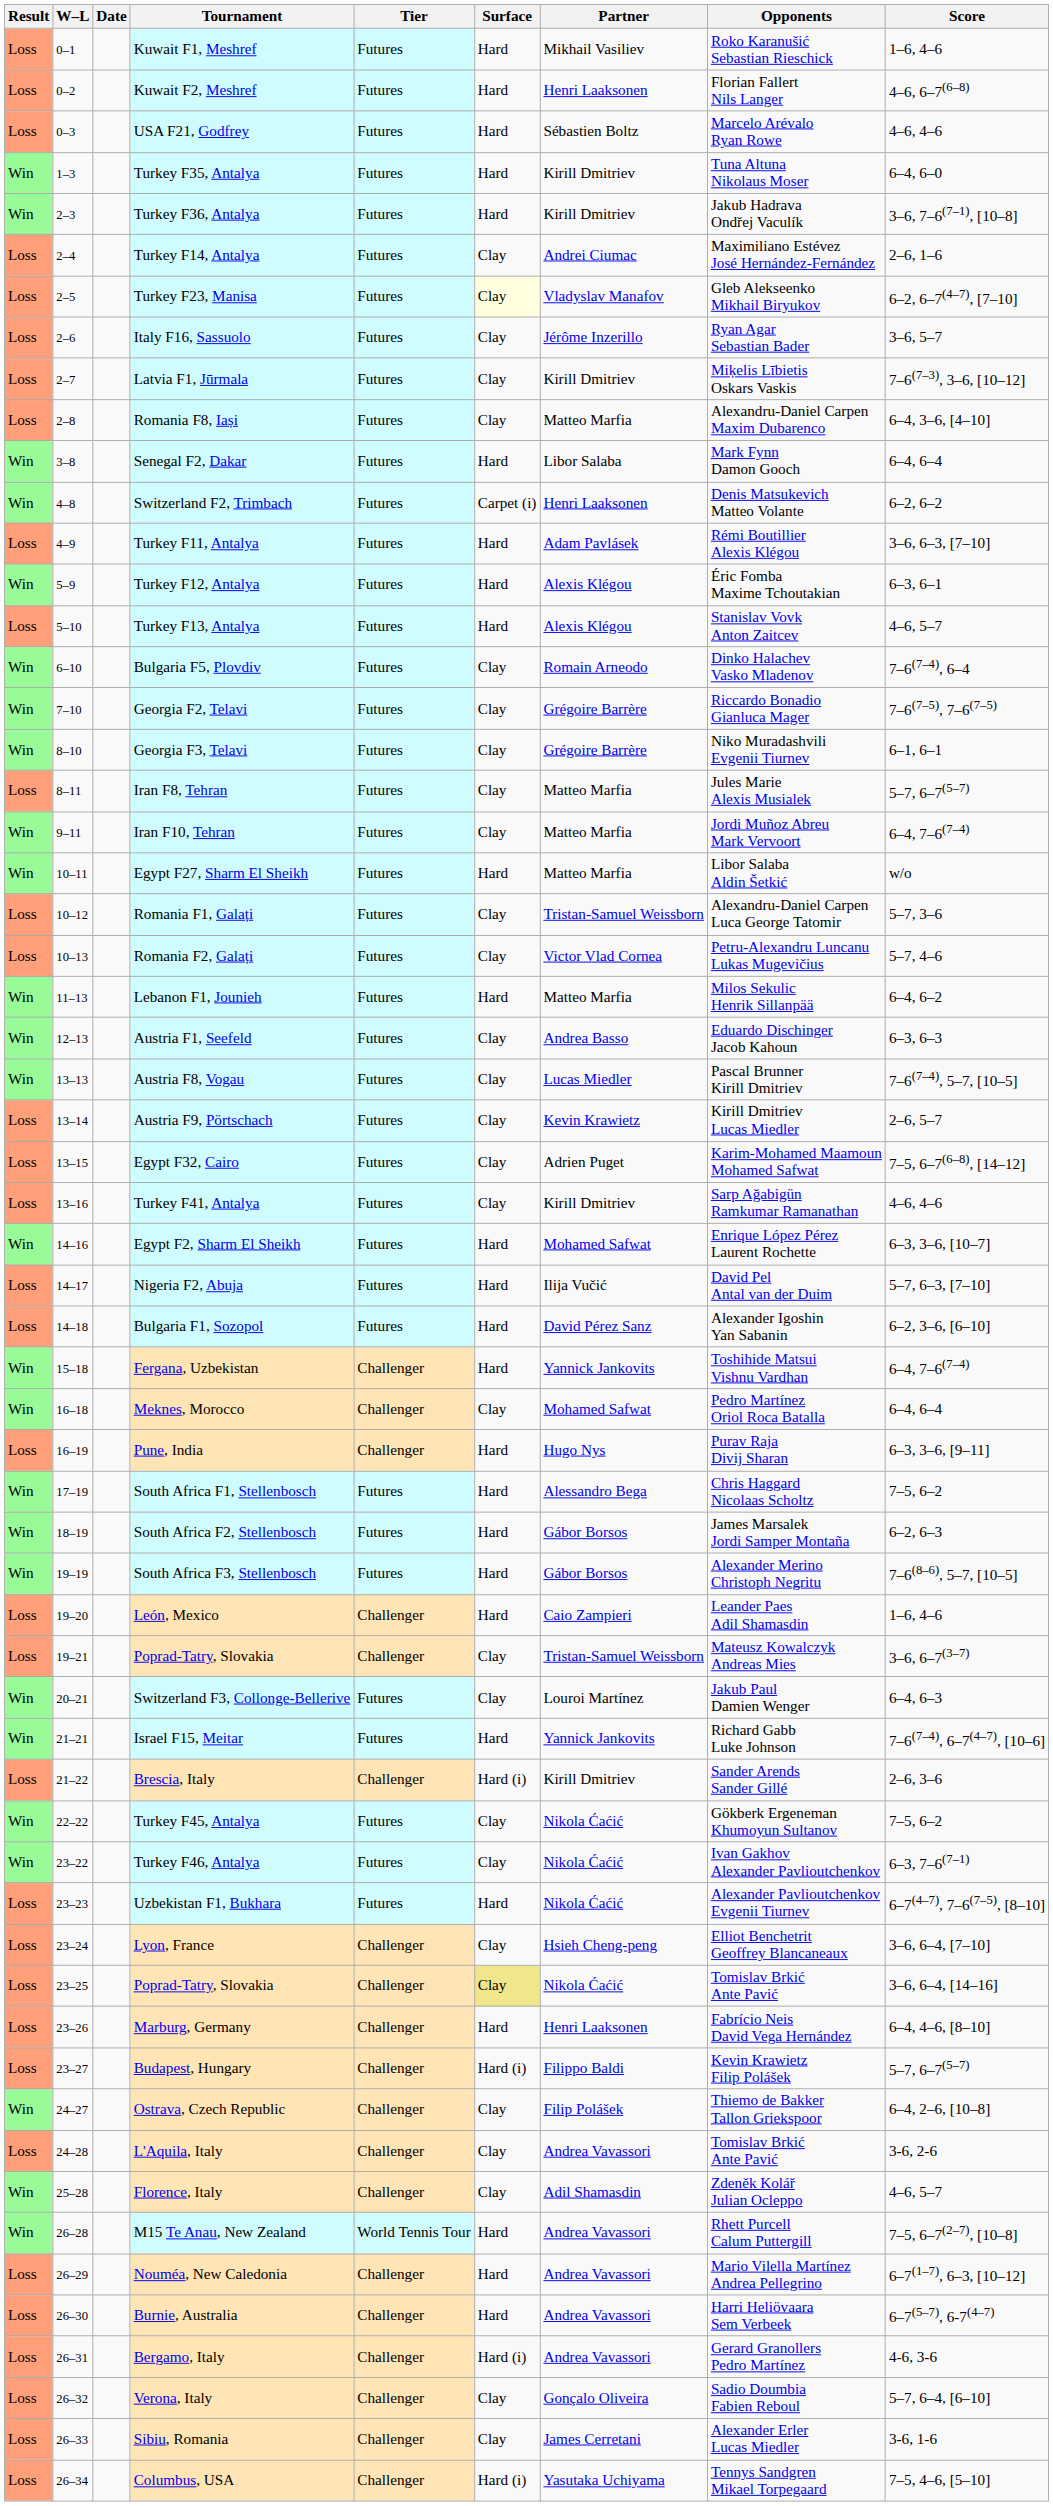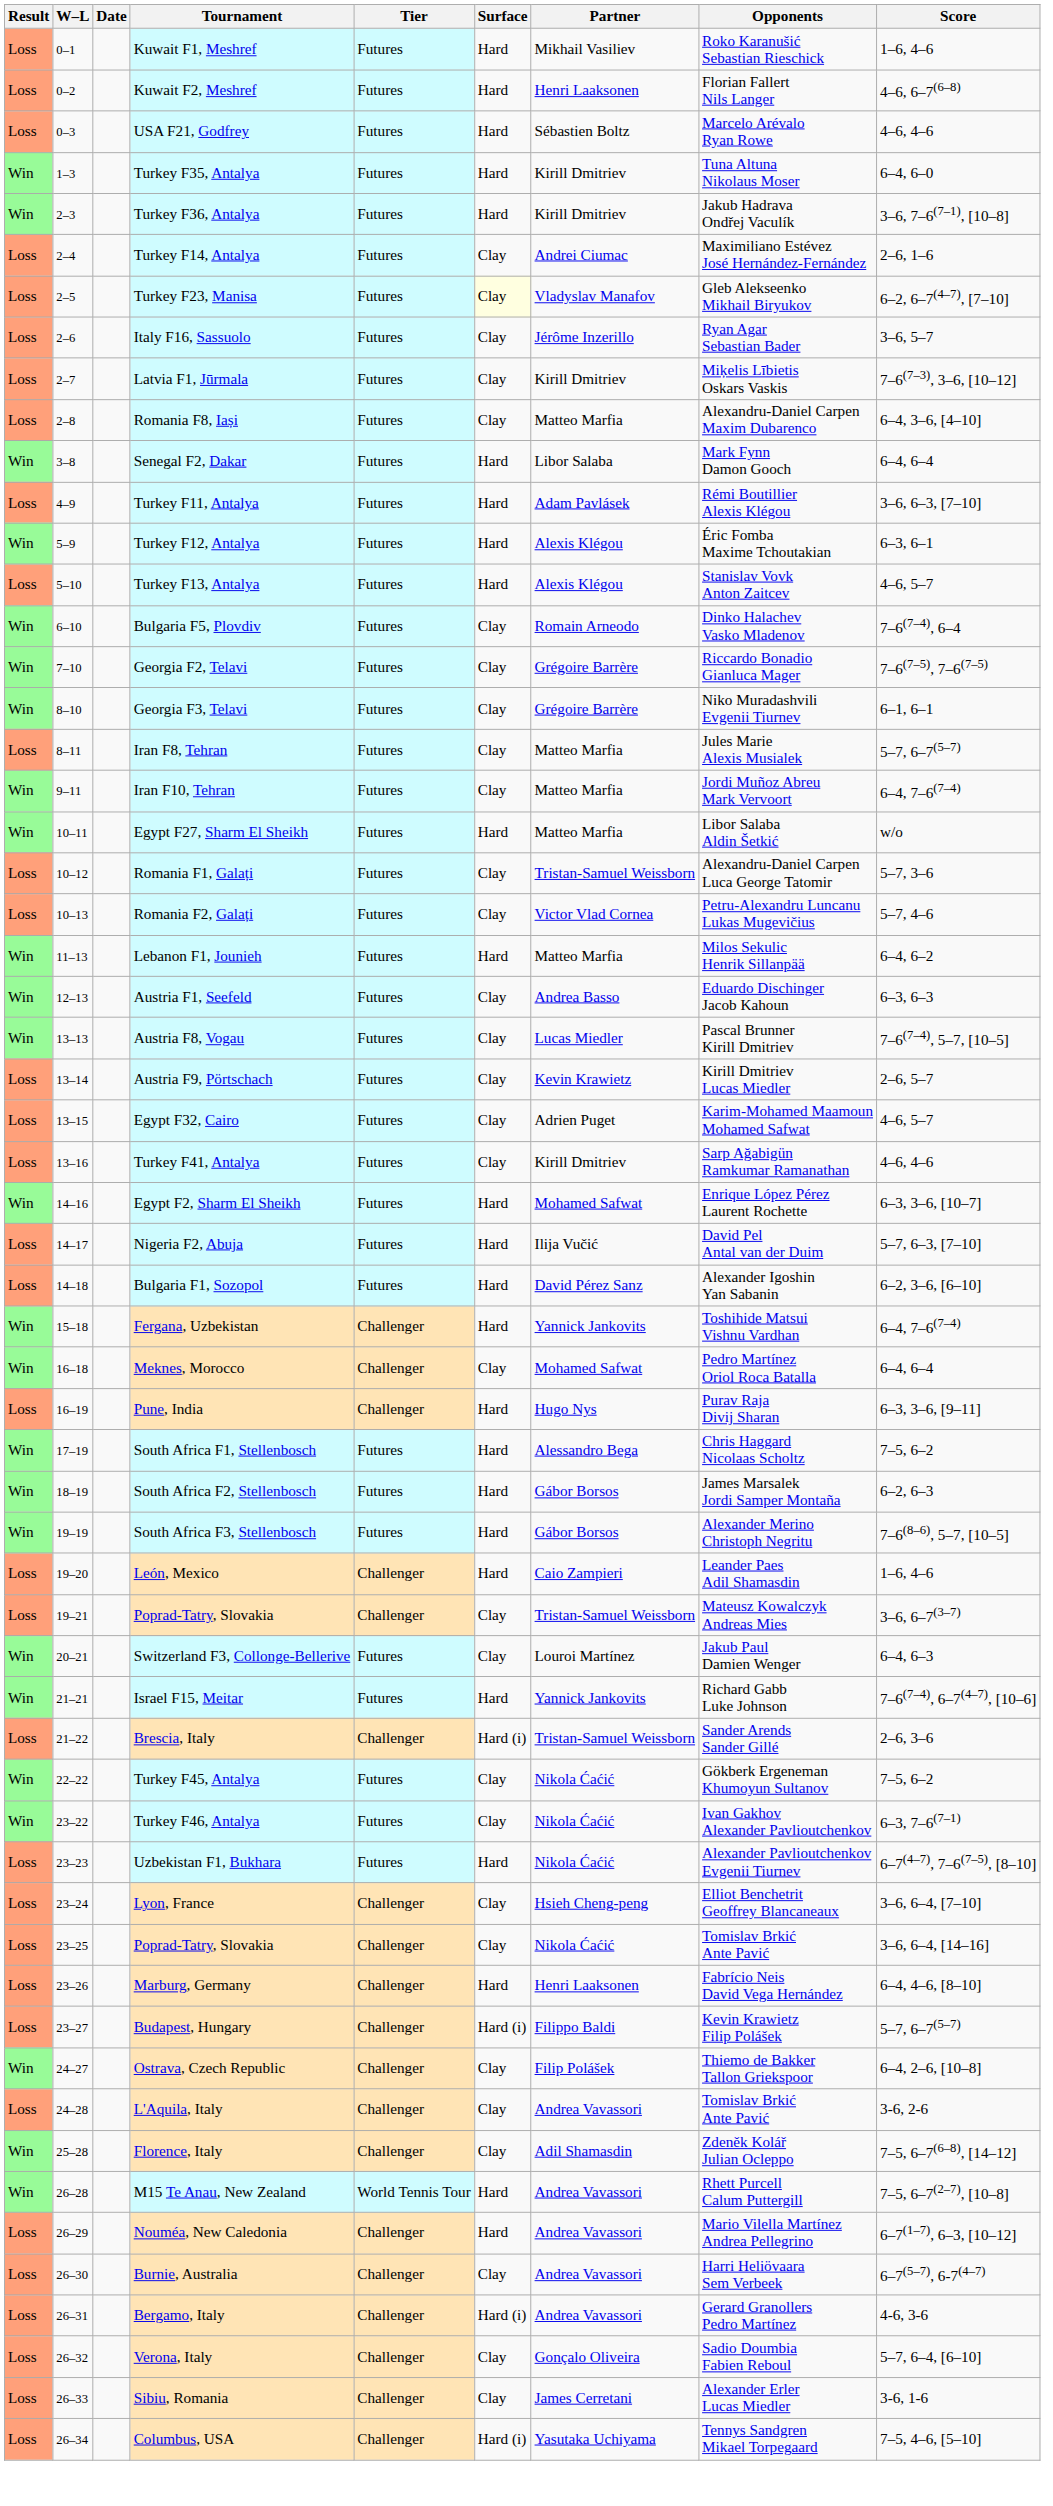- row: (66, 503)
(957, 1161) 7–5, 6–7(6–8), [14–12] -> (907, 1120) 4–6, 5–7
(589, 1779) Kirill Dmitriev -> (615, 1738) Tristan-Samuel Weissborn
(492, 1985) khaki background -> (492, 1944) no background
(915, 2191) 4–6, 5–7 -> (948, 2150) 7–5, 6–7(6–8), [14–12]
(493, 2315) Hard -> (492, 2274) Clay
